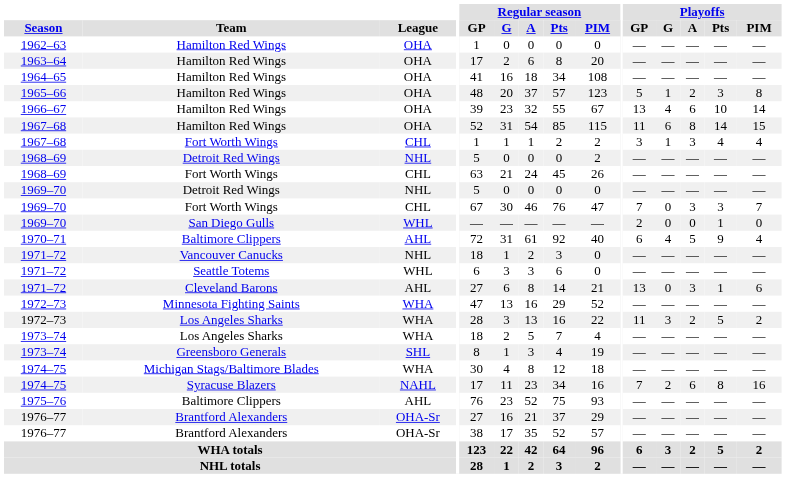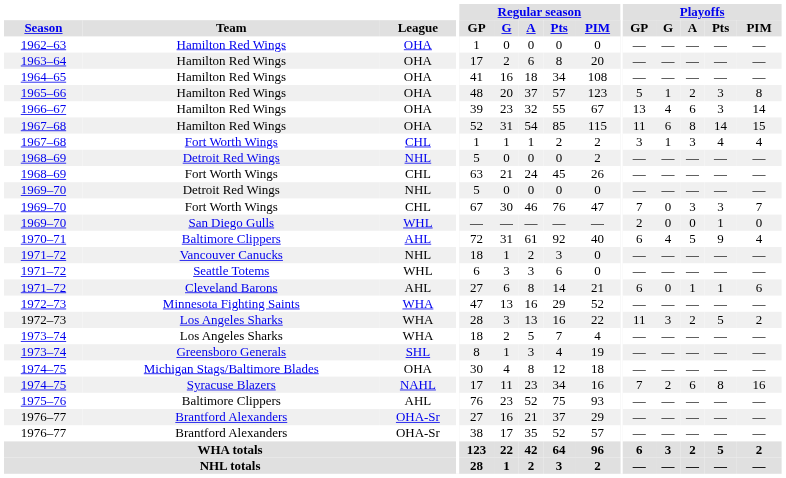(721, 109) 10 -> (721, 109) 3
(639, 287) 13 -> (639, 287) 6
(692, 287) 3 -> (692, 287) 1
(418, 368) WHA -> (418, 368) OHA
